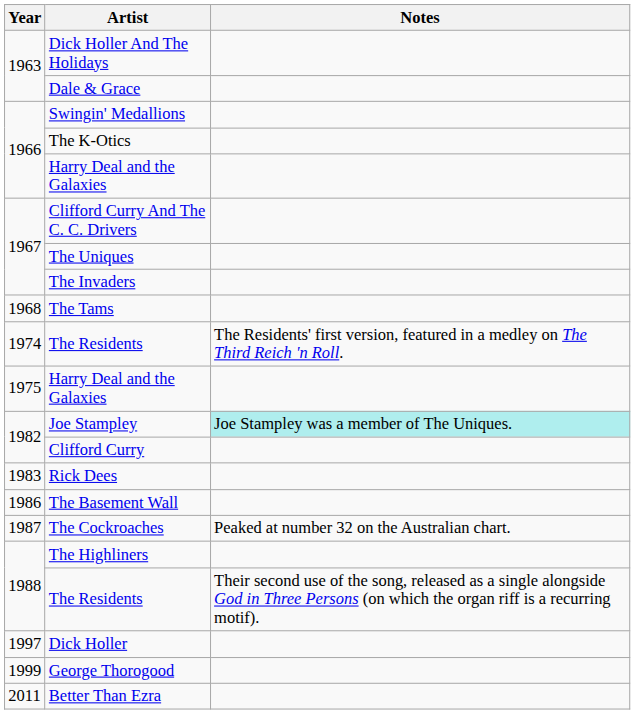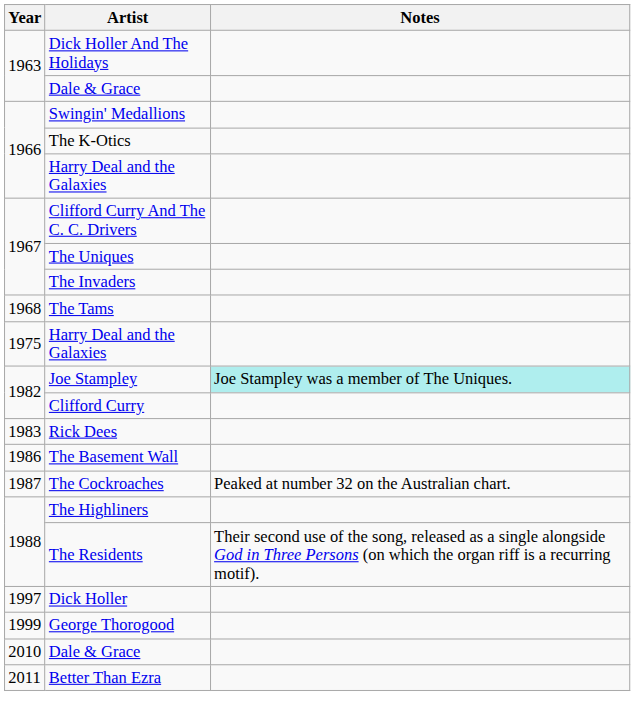- row: (25, 343)
+ row: (25, 651)
